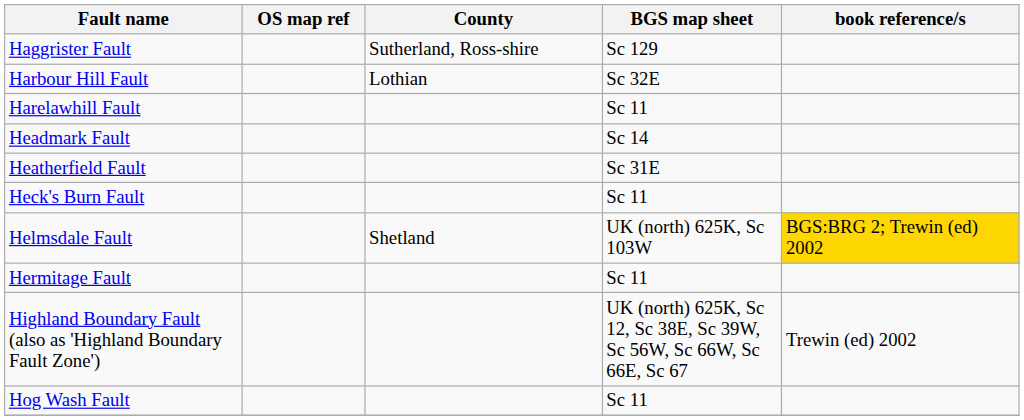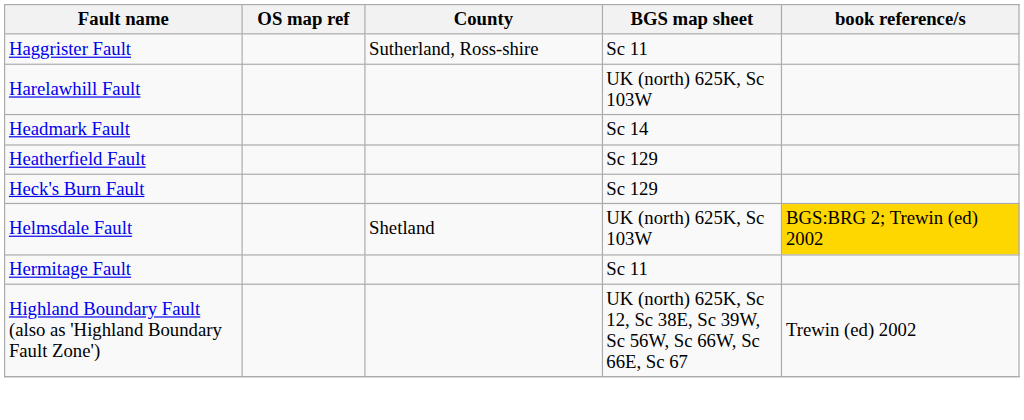(632, 49) Sc 129 -> (627, 49) Sc 11
- row: (79, 78)
(627, 108) Sc 11 -> (685, 89) UK (north) 625K, Sc 103W
(633, 167) Sc 31E -> (632, 159) Sc 129
(627, 197) Sc 11 -> (632, 188) Sc 129
- row: (69, 400)
